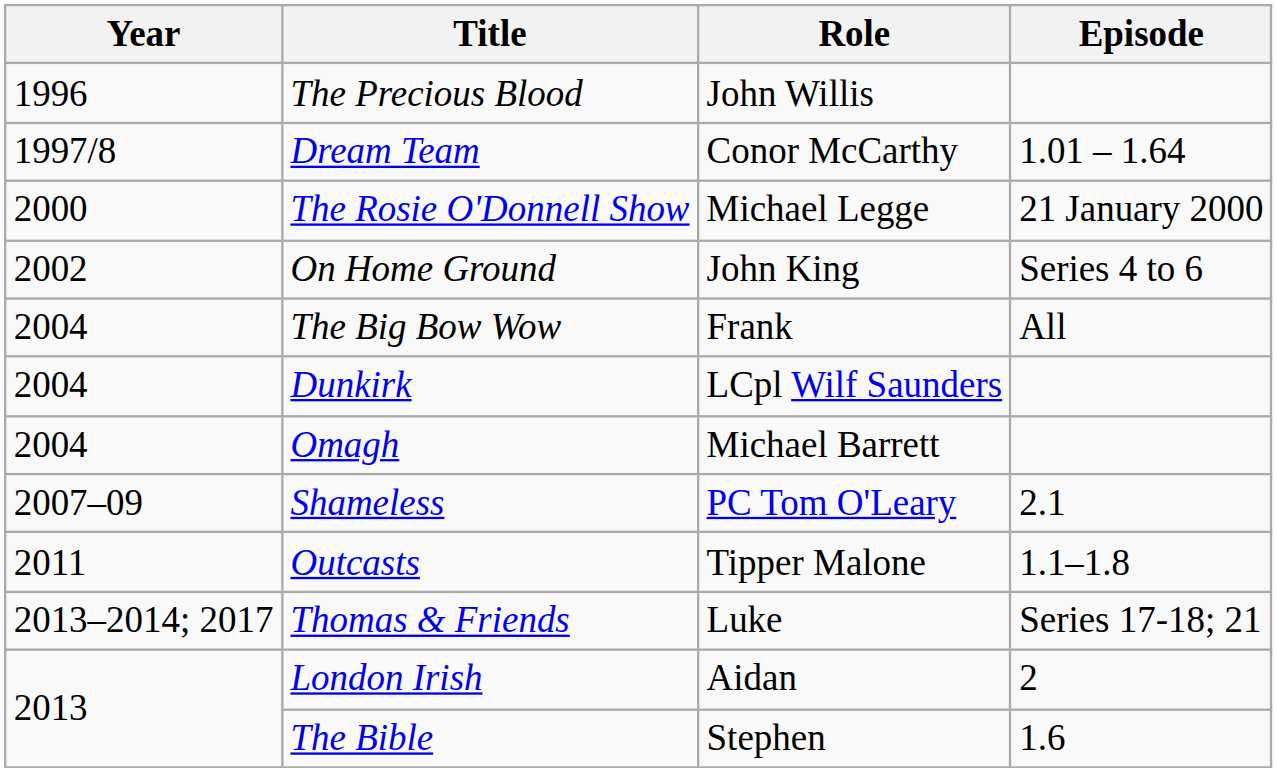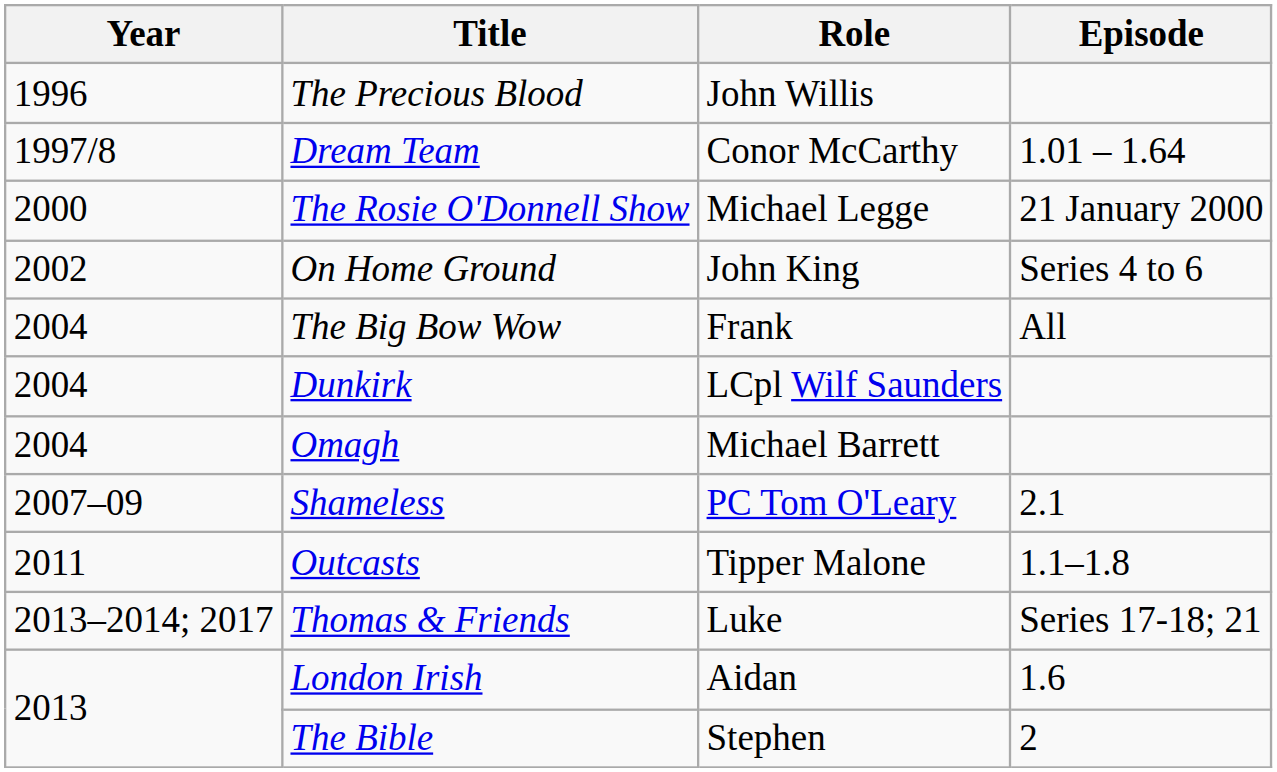(1028, 678) 2 -> (1042, 678) 1.6
(1042, 737) 1.6 -> (1028, 737) 2
